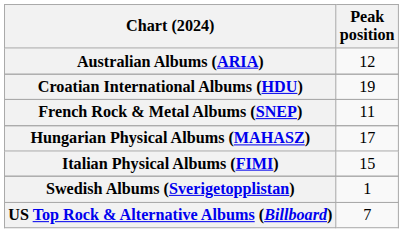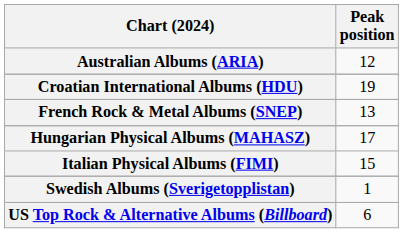(367, 112) 11 -> (367, 112) 13
(367, 214) 7 -> (367, 214) 6
